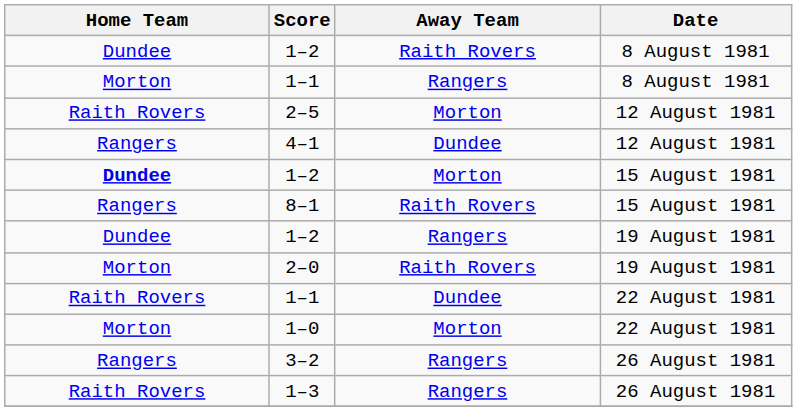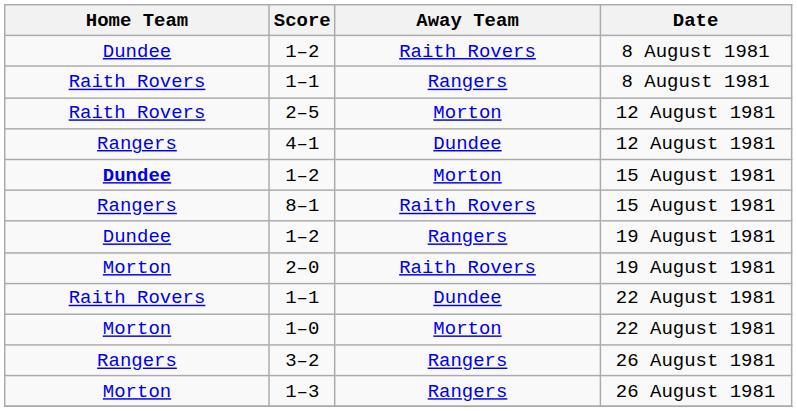(137, 82) Morton -> (137, 82) Raith Rovers
(137, 391) Raith Rovers -> (137, 391) Morton
